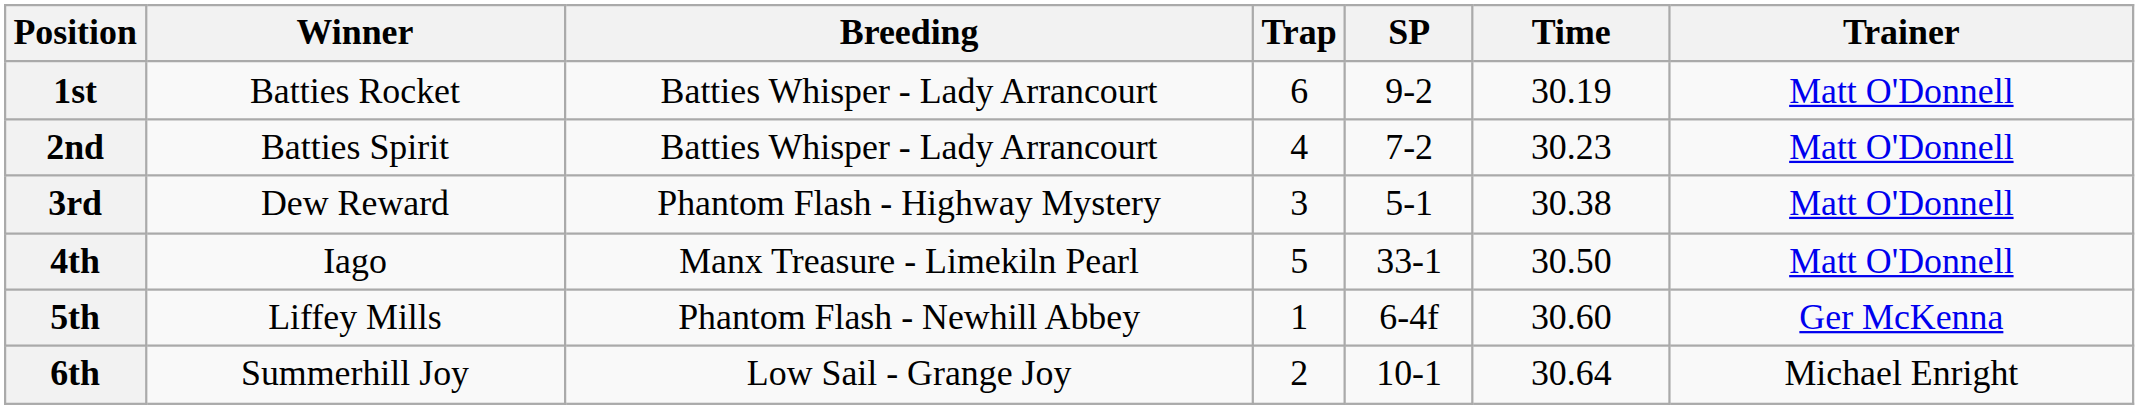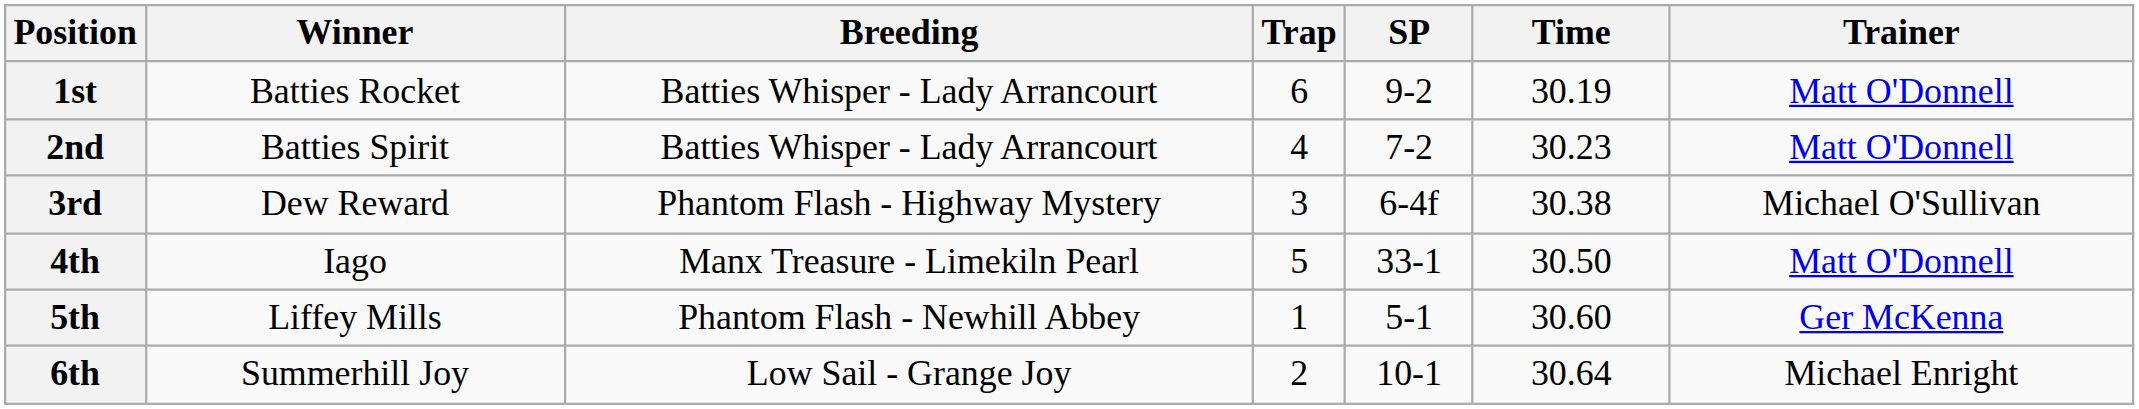(1409, 203) 5-1 -> (1409, 203) 6-4f
(1901, 203) Matt O'Donnell -> (1901, 203) Michael O'Sullivan
(1409, 317) 6-4f -> (1409, 317) 5-1
